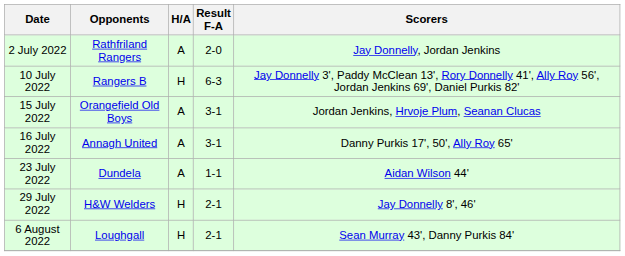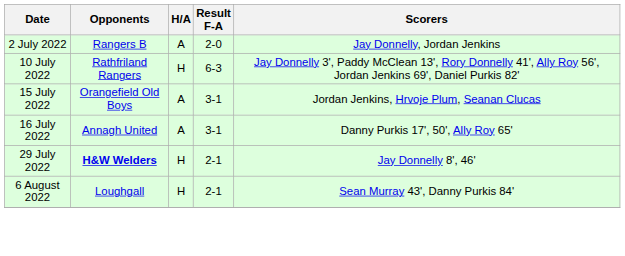(120, 50) Rathfriland Rangers -> (120, 44) Rangers B
(120, 81) Rangers B -> (120, 68) Rathfriland Rangers
- row: (37, 173)
(120, 204) normal -> (120, 161) bold
